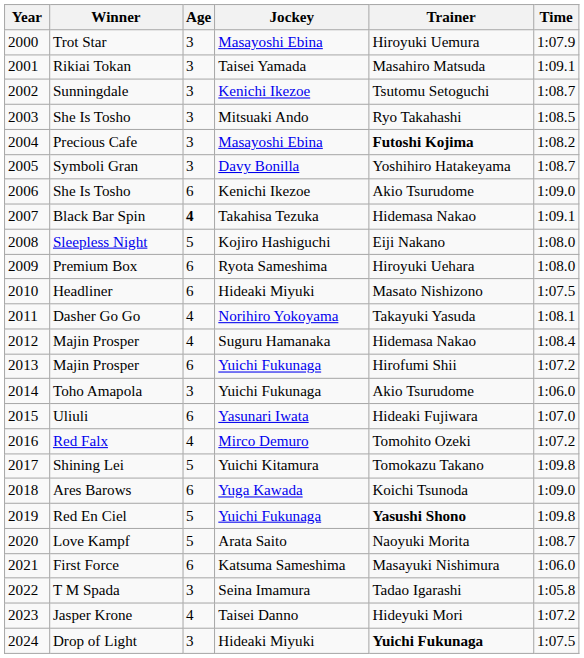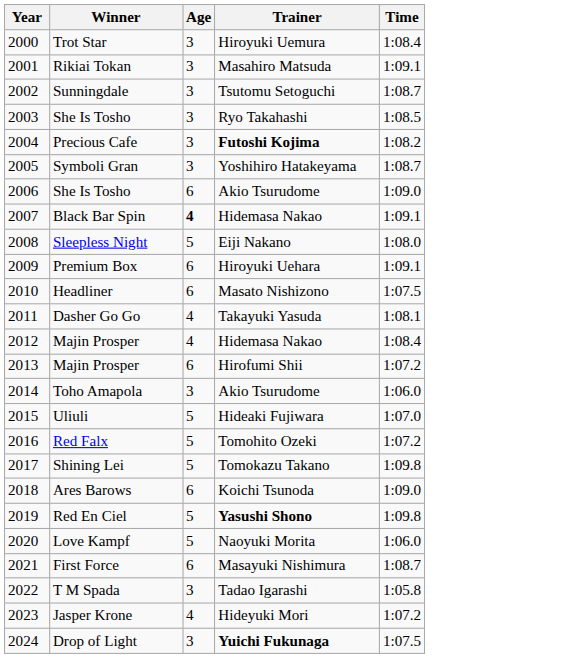- column: (292, 17)
(556, 42) 1:07.9 -> (402, 42) 1:08.4
(556, 266) 1:08.0 -> (402, 266) 1:09.1
(190, 416) 6 -> (190, 416) 5
(190, 441) 4 -> (190, 441) 5
(556, 541) 1:08.7 -> (402, 541) 1:06.0
(556, 565) 1:06.0 -> (402, 565) 1:08.7
